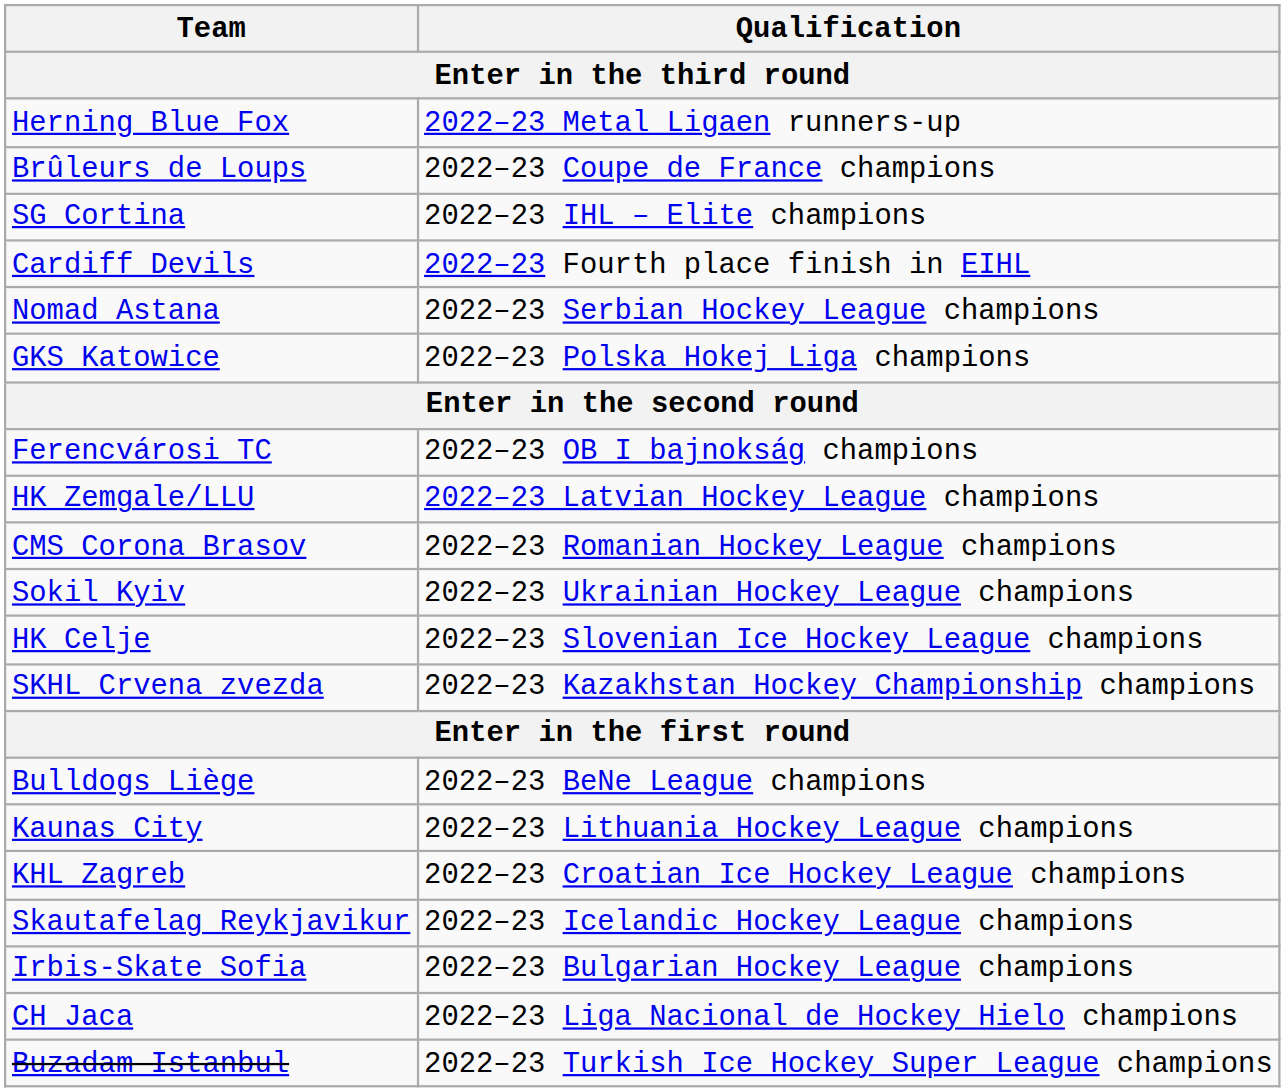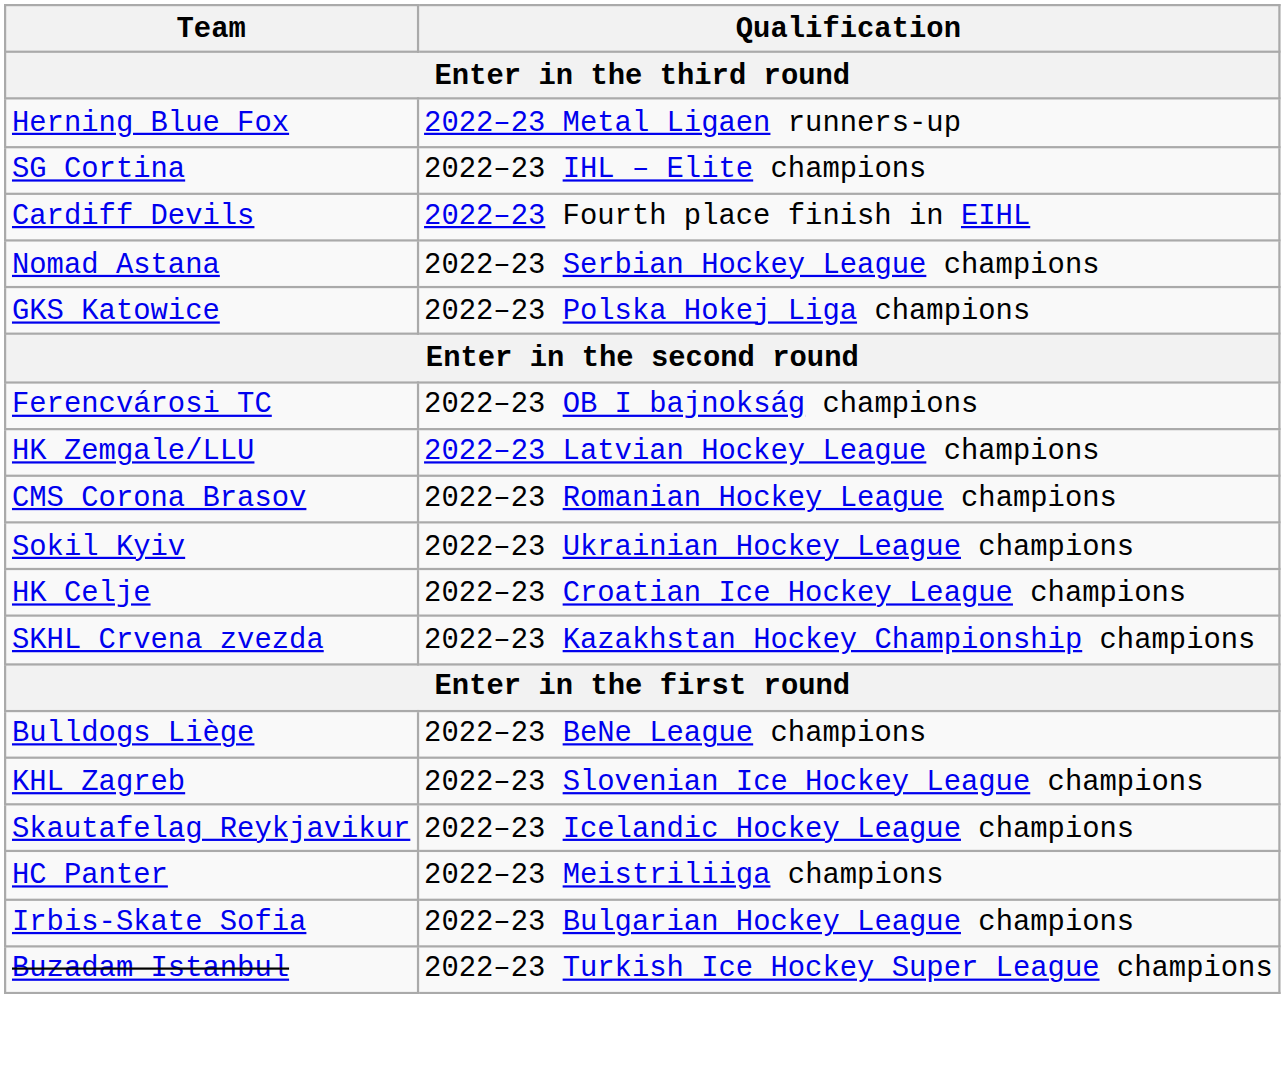- row: (159, 170)
(814, 640) 2022–23 Slovenian Ice Hockey League champions -> (805, 593) 2022–23 Croatian Ice Hockey League champions
- row: (107, 828)
(805, 875) 2022–23 Croatian Ice Hockey League champions -> (814, 781) 2022–23 Slovenian Ice Hockey League champions
+ row: (90, 875)
- row: (73, 1016)
